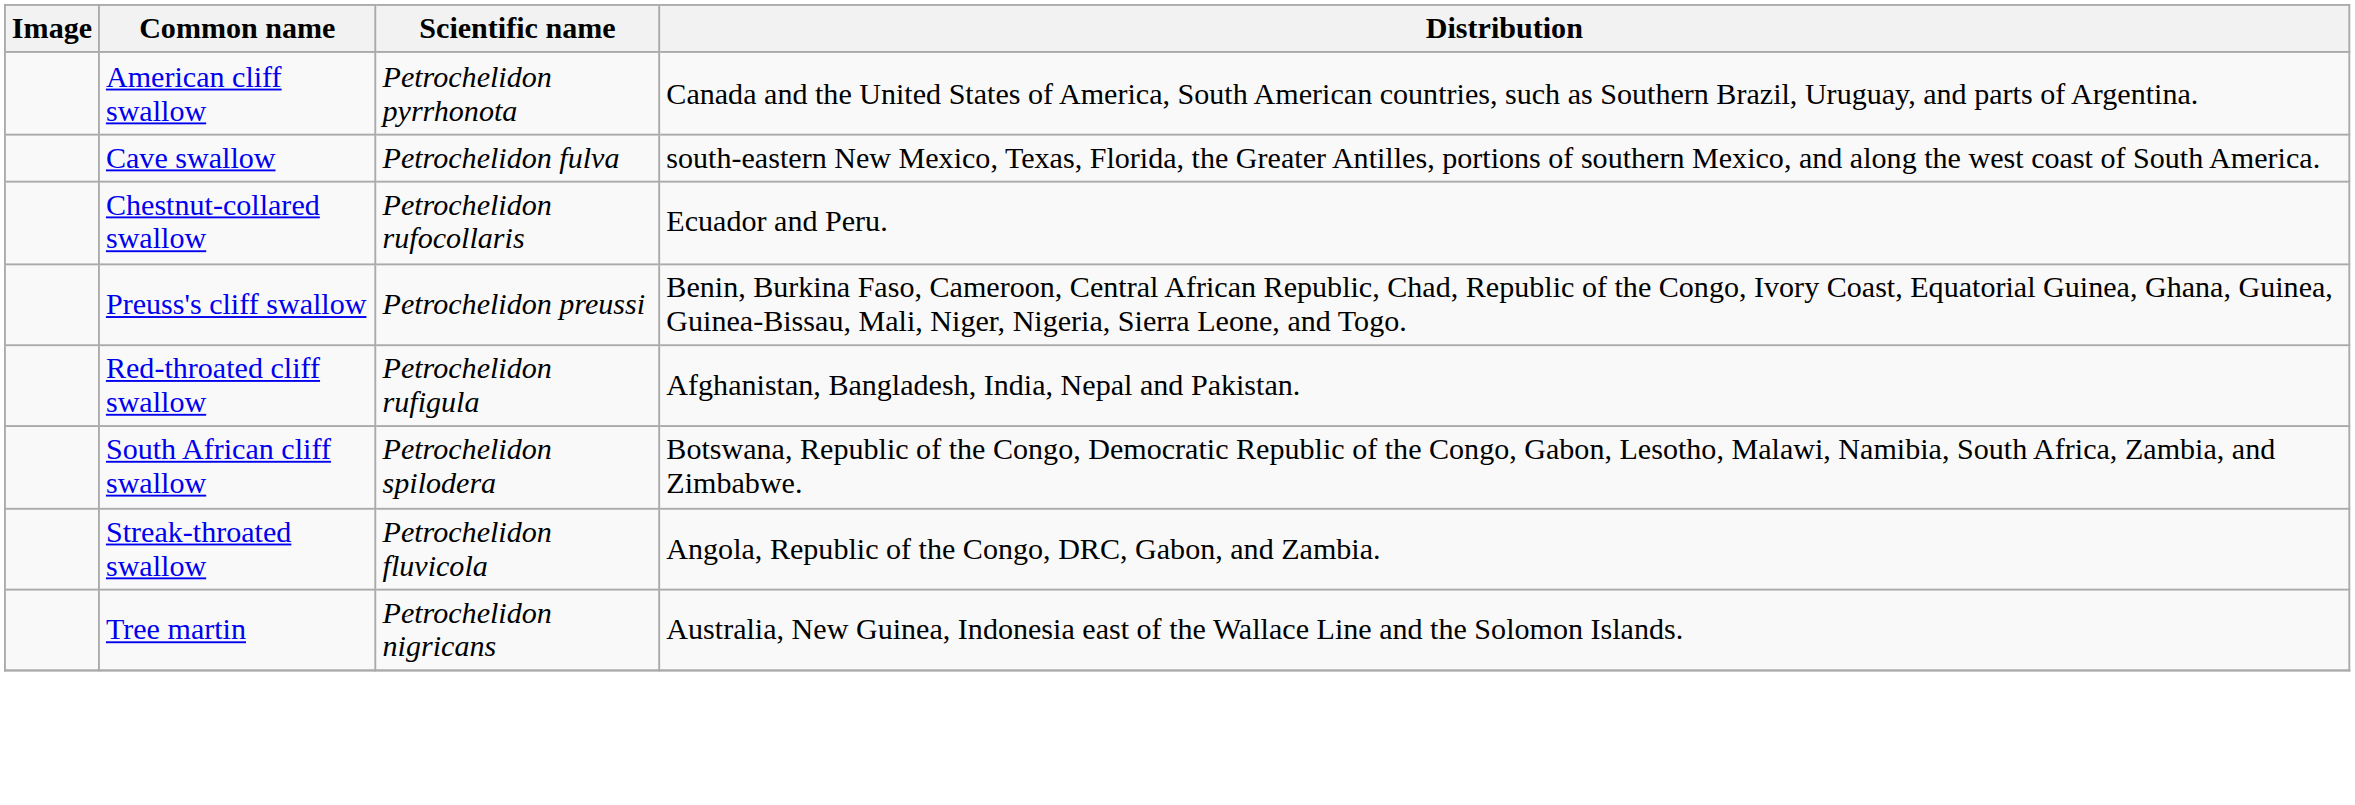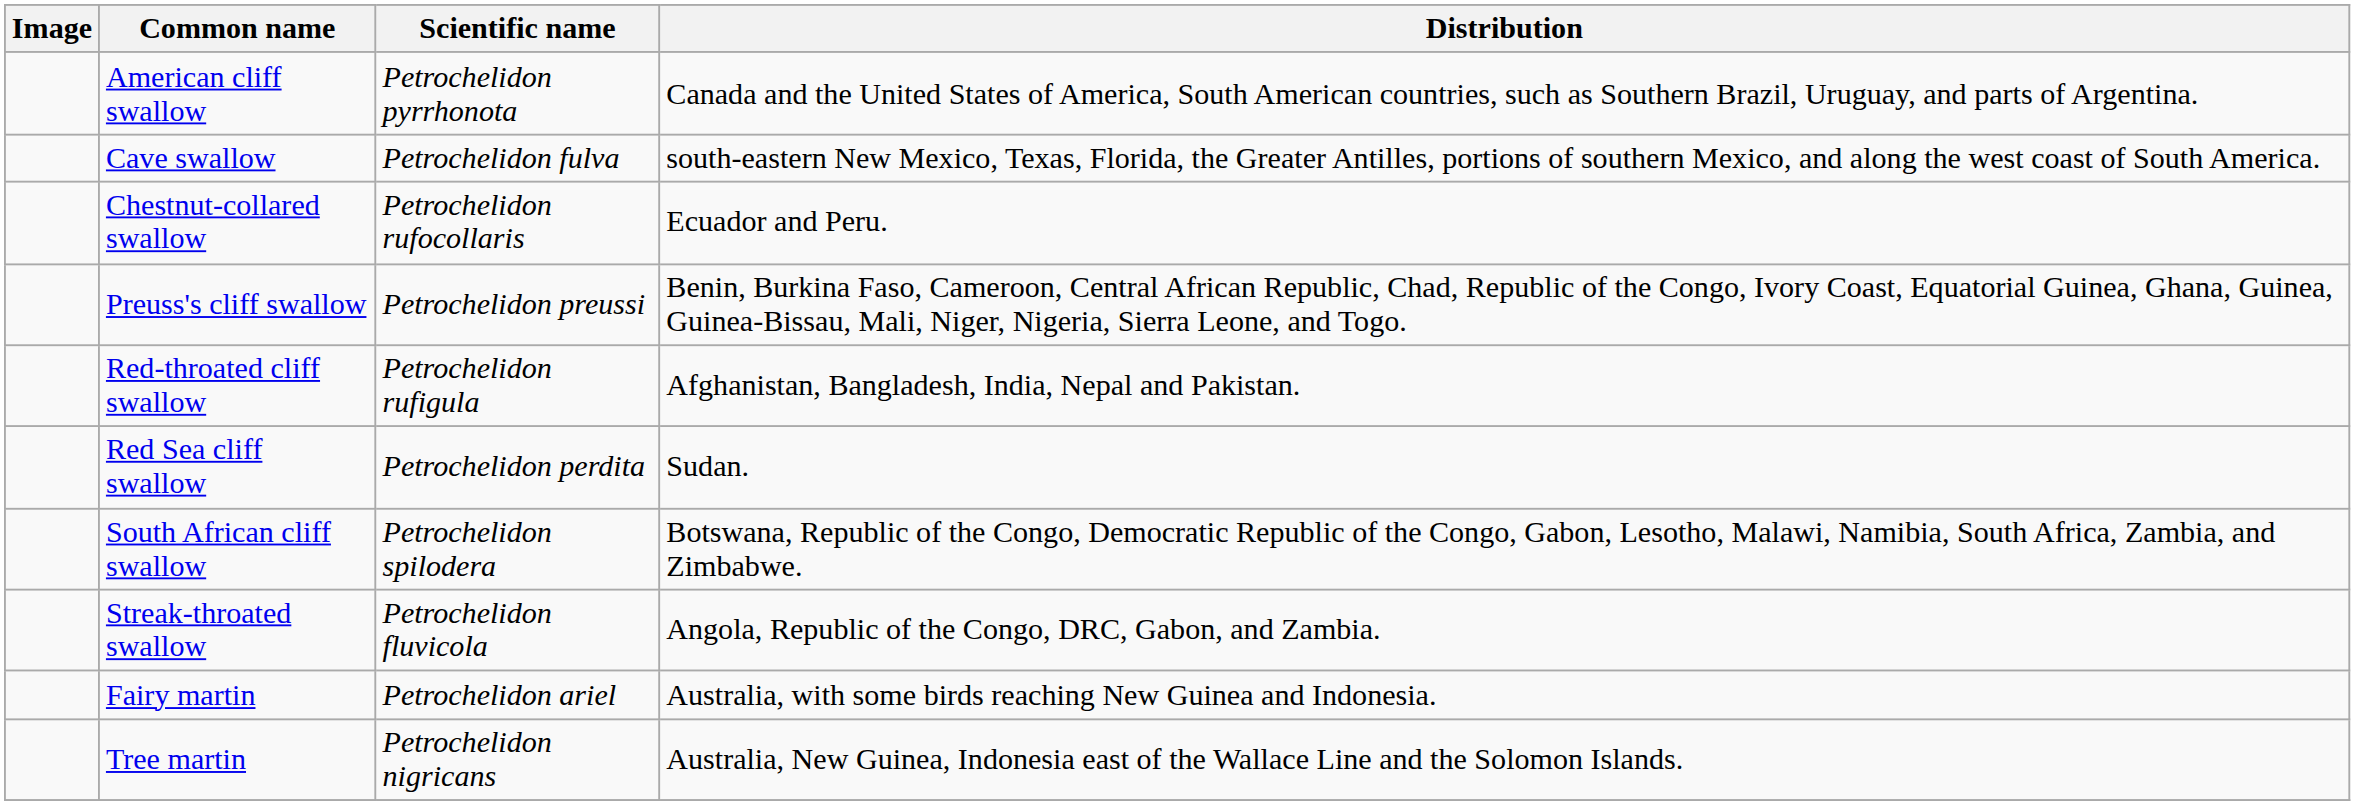+ row: (184, 466)
+ row: (181, 694)
